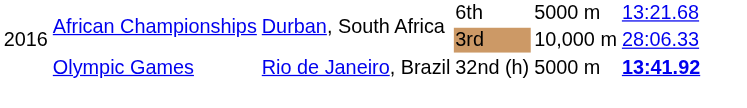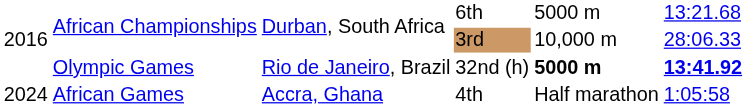(567, 67) normal -> (568, 67) bold
+ row: (118, 94)
